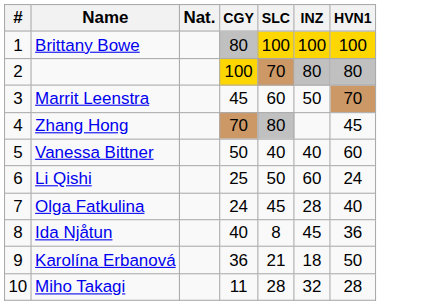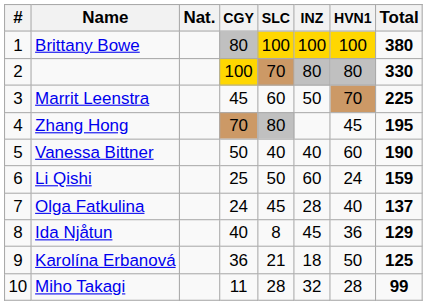+ column: (399, 17)
